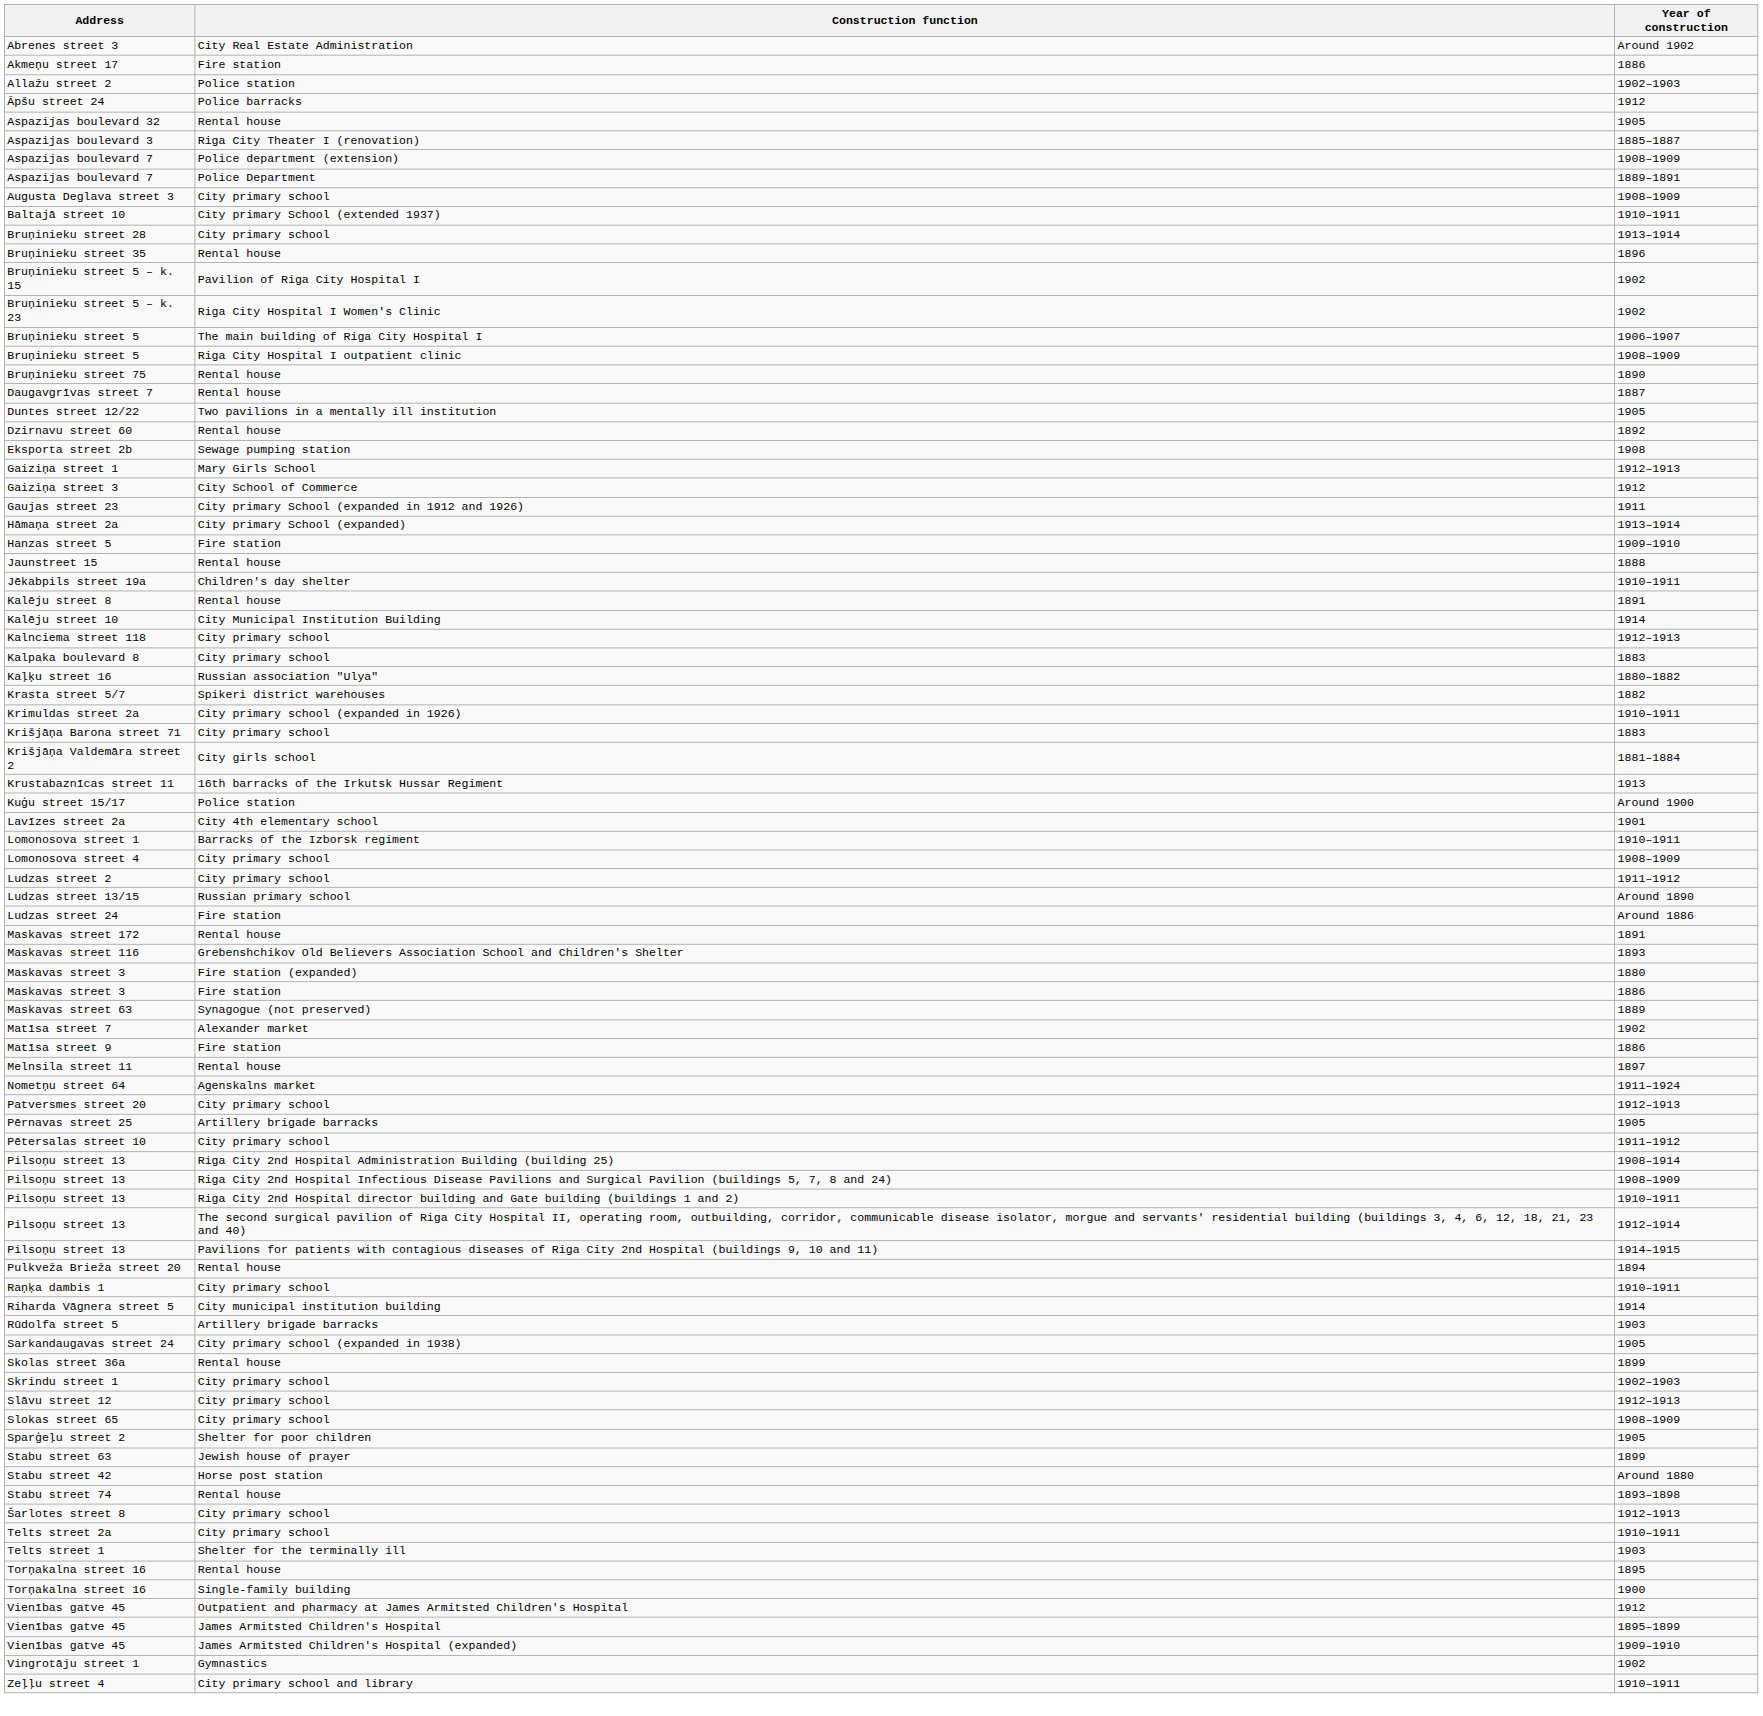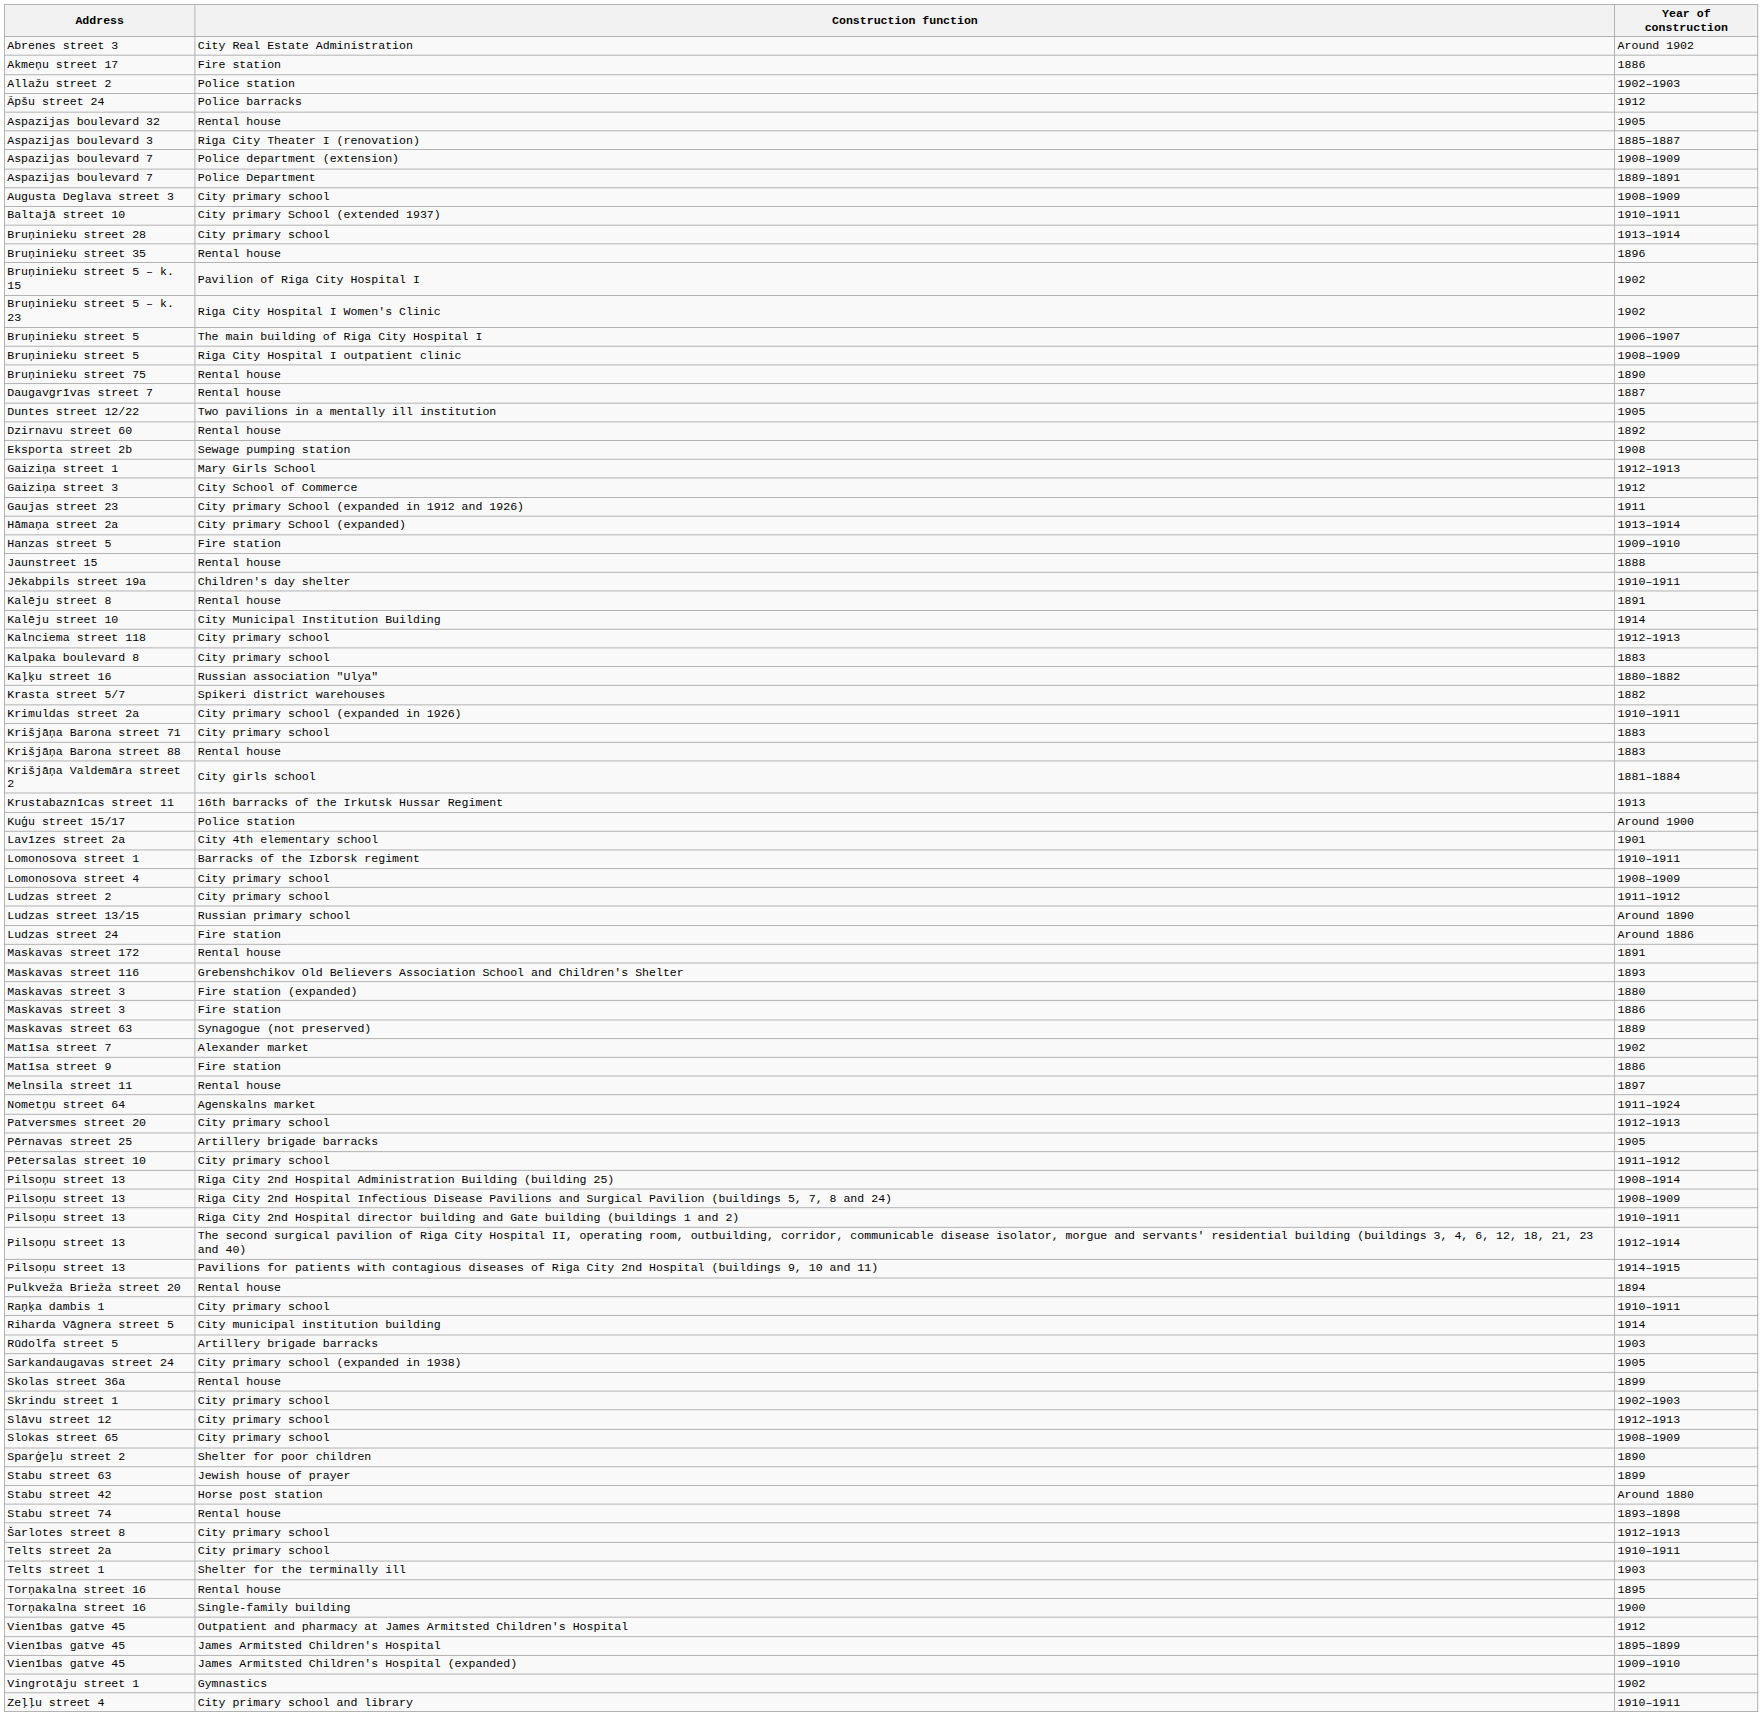+ row: (94, 752)
(1632, 1438) 1905 -> (1632, 1457) 1890
